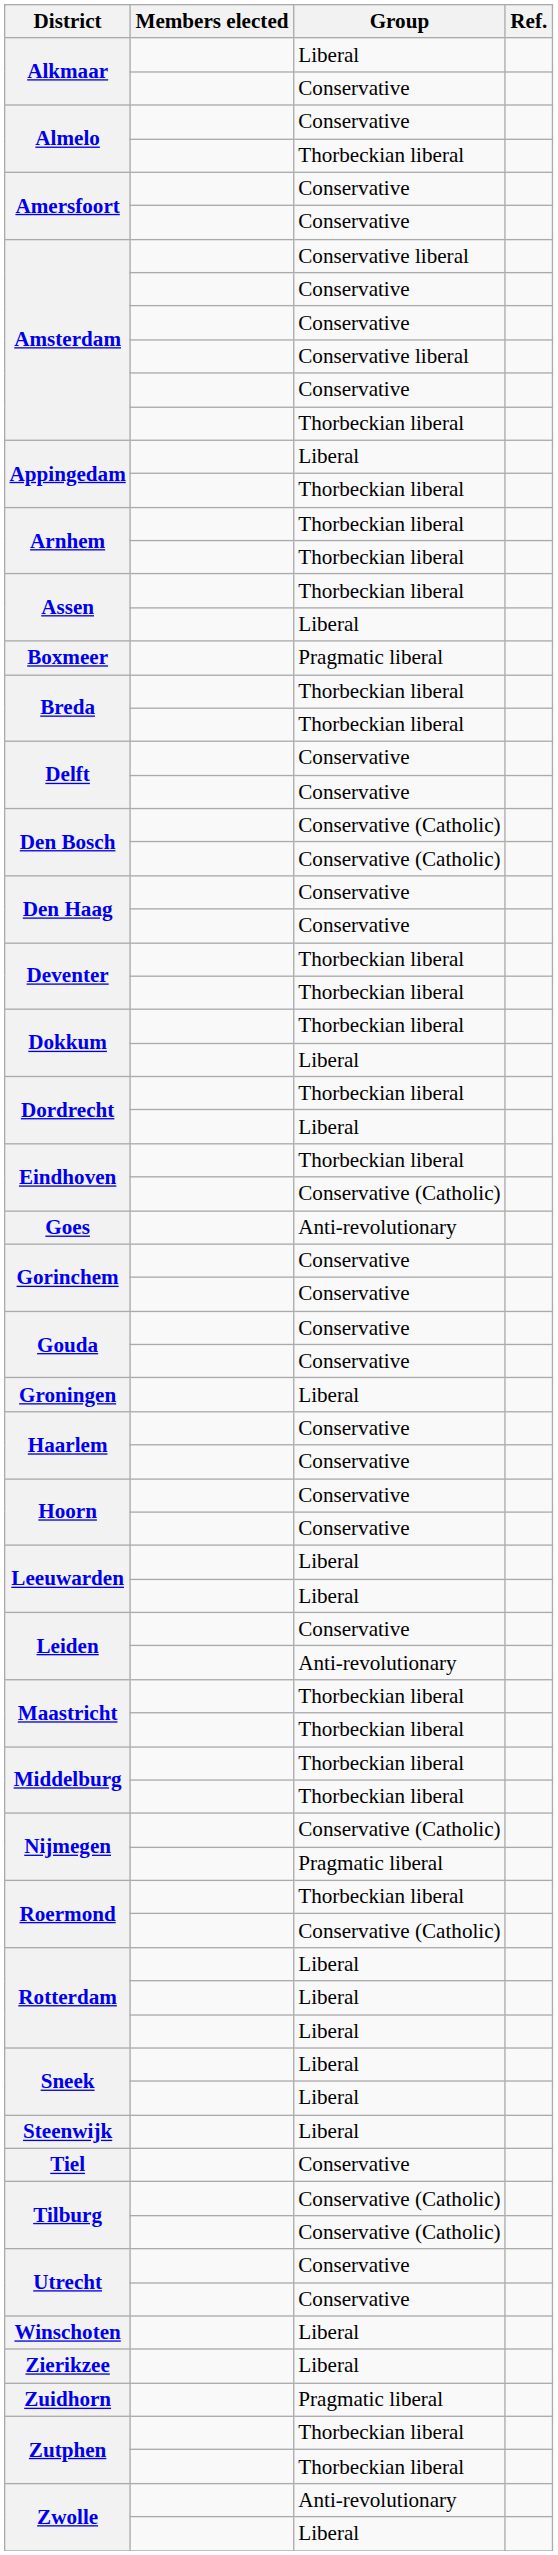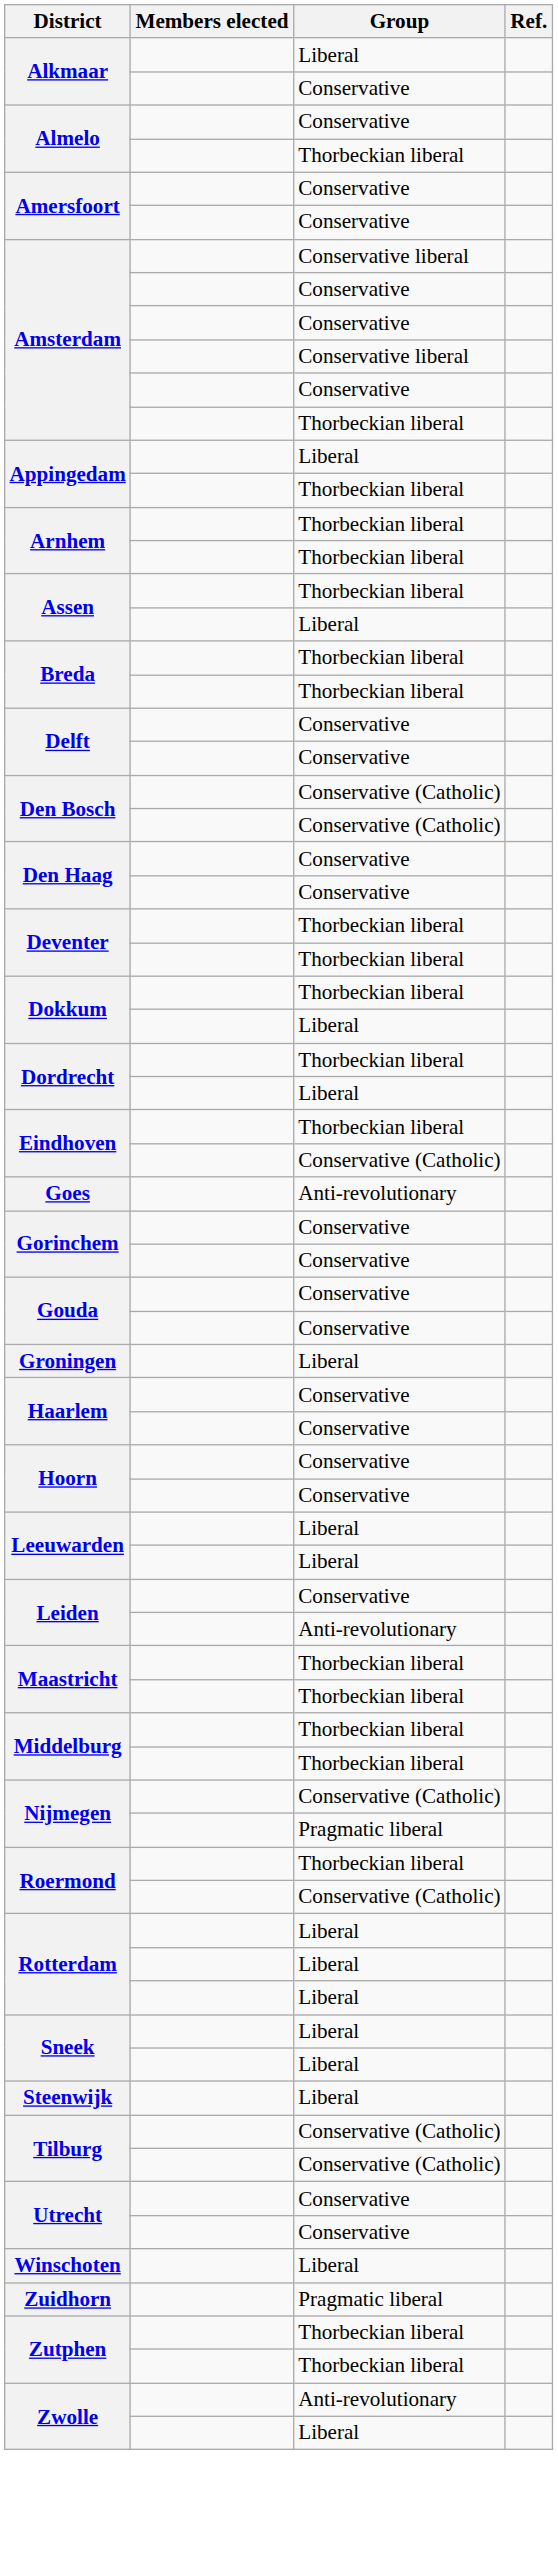- row: (68, 657)
- row: (68, 2164)
- row: (68, 2365)
